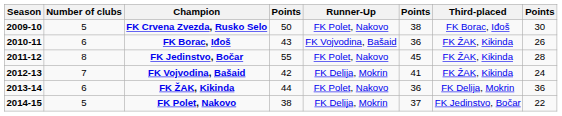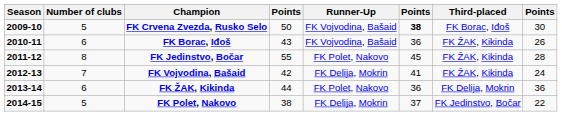(351, 27) FK Polet, Nakovo -> (351, 27) FK Vojvodina, Bašaid
(416, 27) normal -> (416, 27) bold
